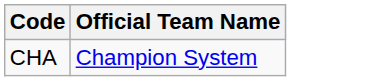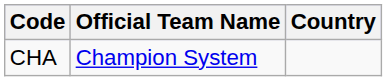+ column: (333, 22)
